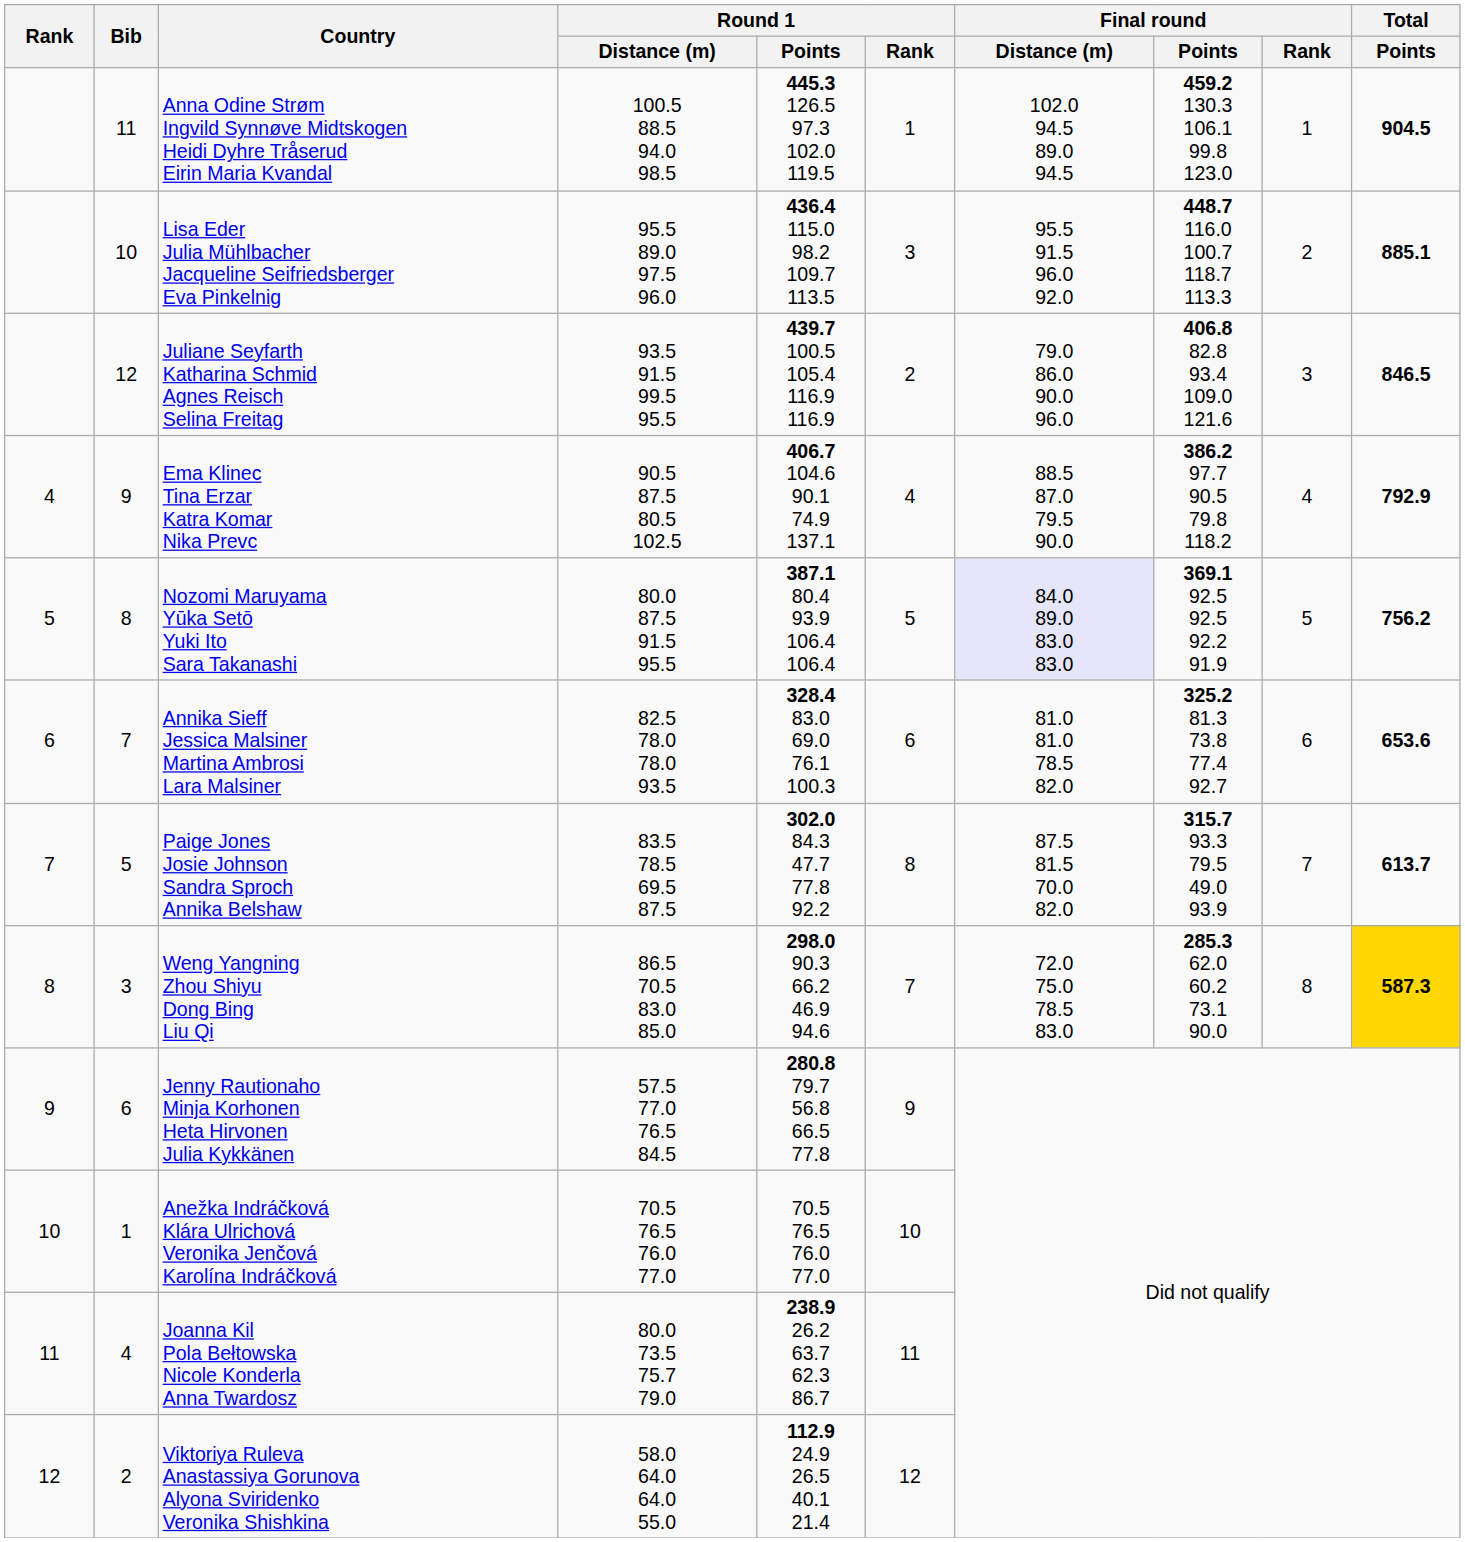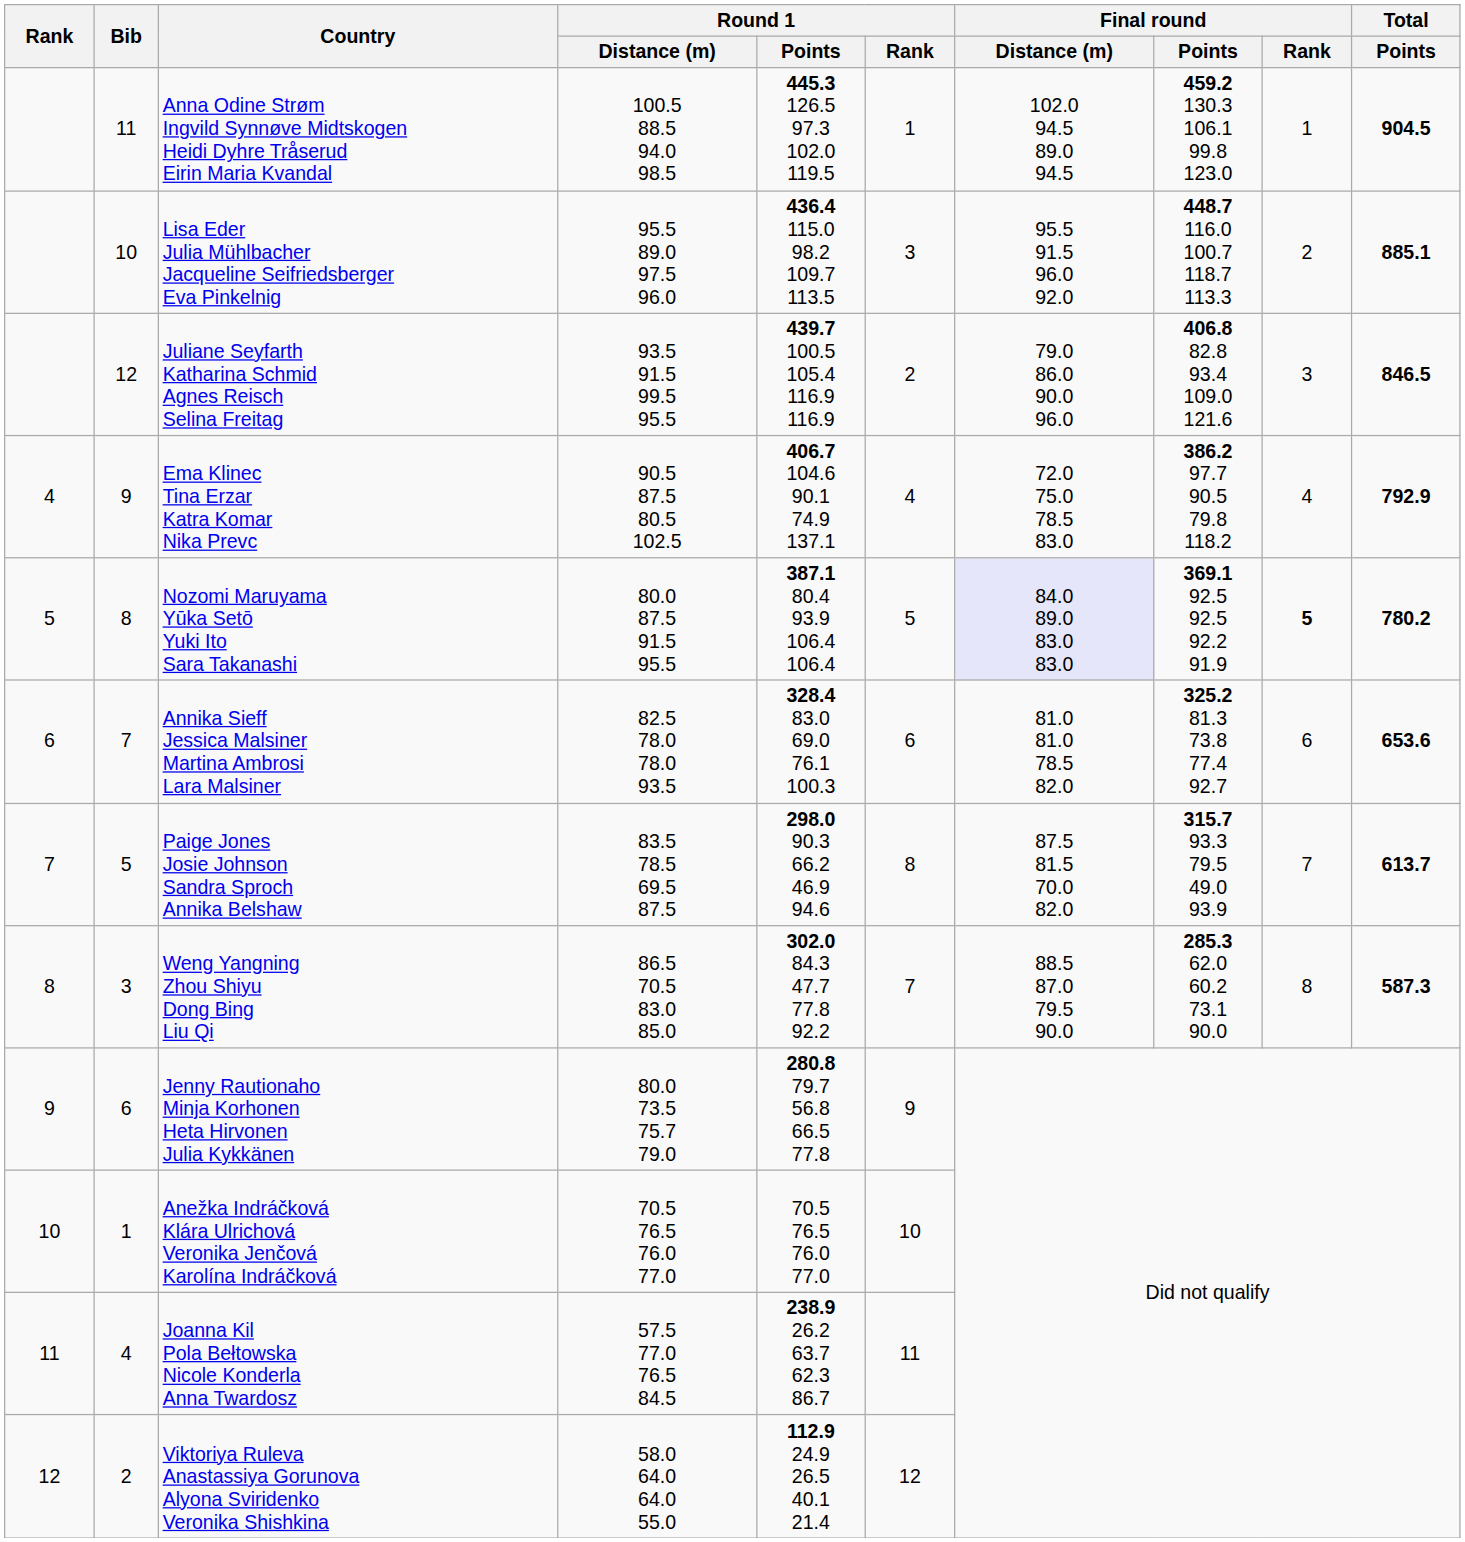(1054, 507) 88.5 87.0 79.5 90.0 -> (1054, 507) 72.0 75.0 78.5 83.0
(1307, 618) normal -> (1307, 618) bold
(1406, 618) 756.2 -> (1406, 618) 780.2
(811, 863) 302.0 84.3 47.7 77.8 92.2 -> (811, 863) 298.0 90.3 66.2 46.9 94.6
(811, 985) 298.0 90.3 66.2 46.9 94.6 -> (811, 985) 302.0 84.3 47.7 77.8 92.2
(1054, 997) 72.0 75.0 78.5 83.0 -> (1054, 997) 88.5 87.0 79.5 90.0
(1406, 985) gold background -> (1406, 985) no background
(657, 1119) 57.5 77.0 76.5 84.5 -> (657, 1119) 80.0 73.5 75.7 79.0
(657, 1364) 80.0 73.5 75.7 79.0 -> (657, 1364) 57.5 77.0 76.5 84.5
